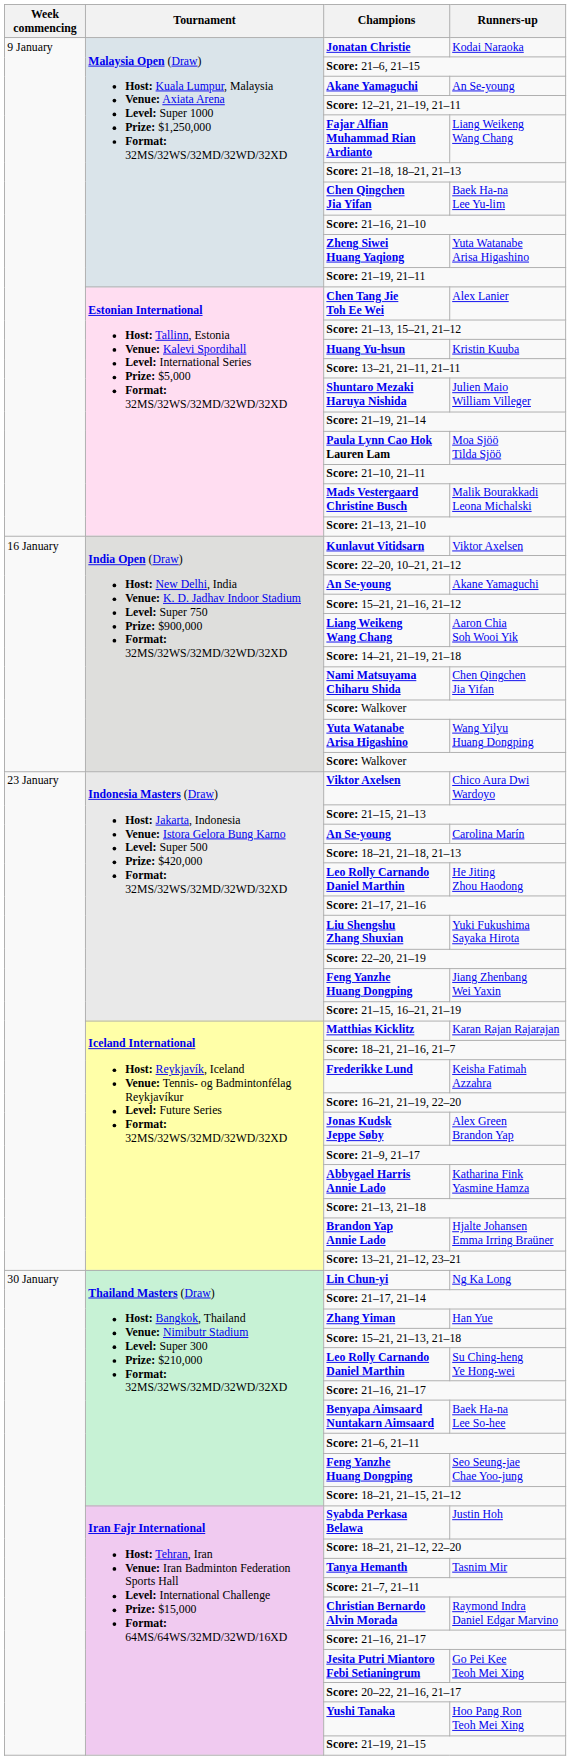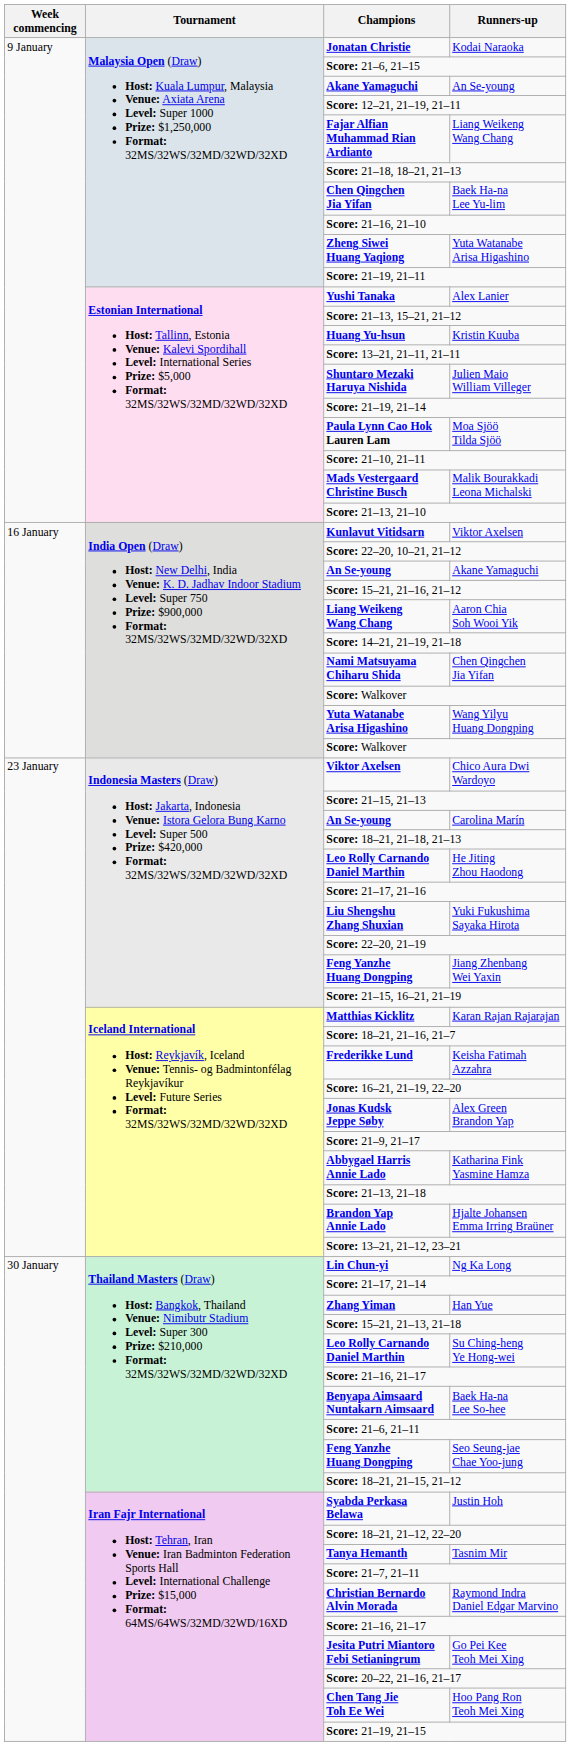(362, 303) Chen Tang Jie Toh Ee Wei -> (361, 296) Yushi Tanaka
(361, 1711) Yushi Tanaka -> (362, 1704) Chen Tang Jie Toh Ee Wei
